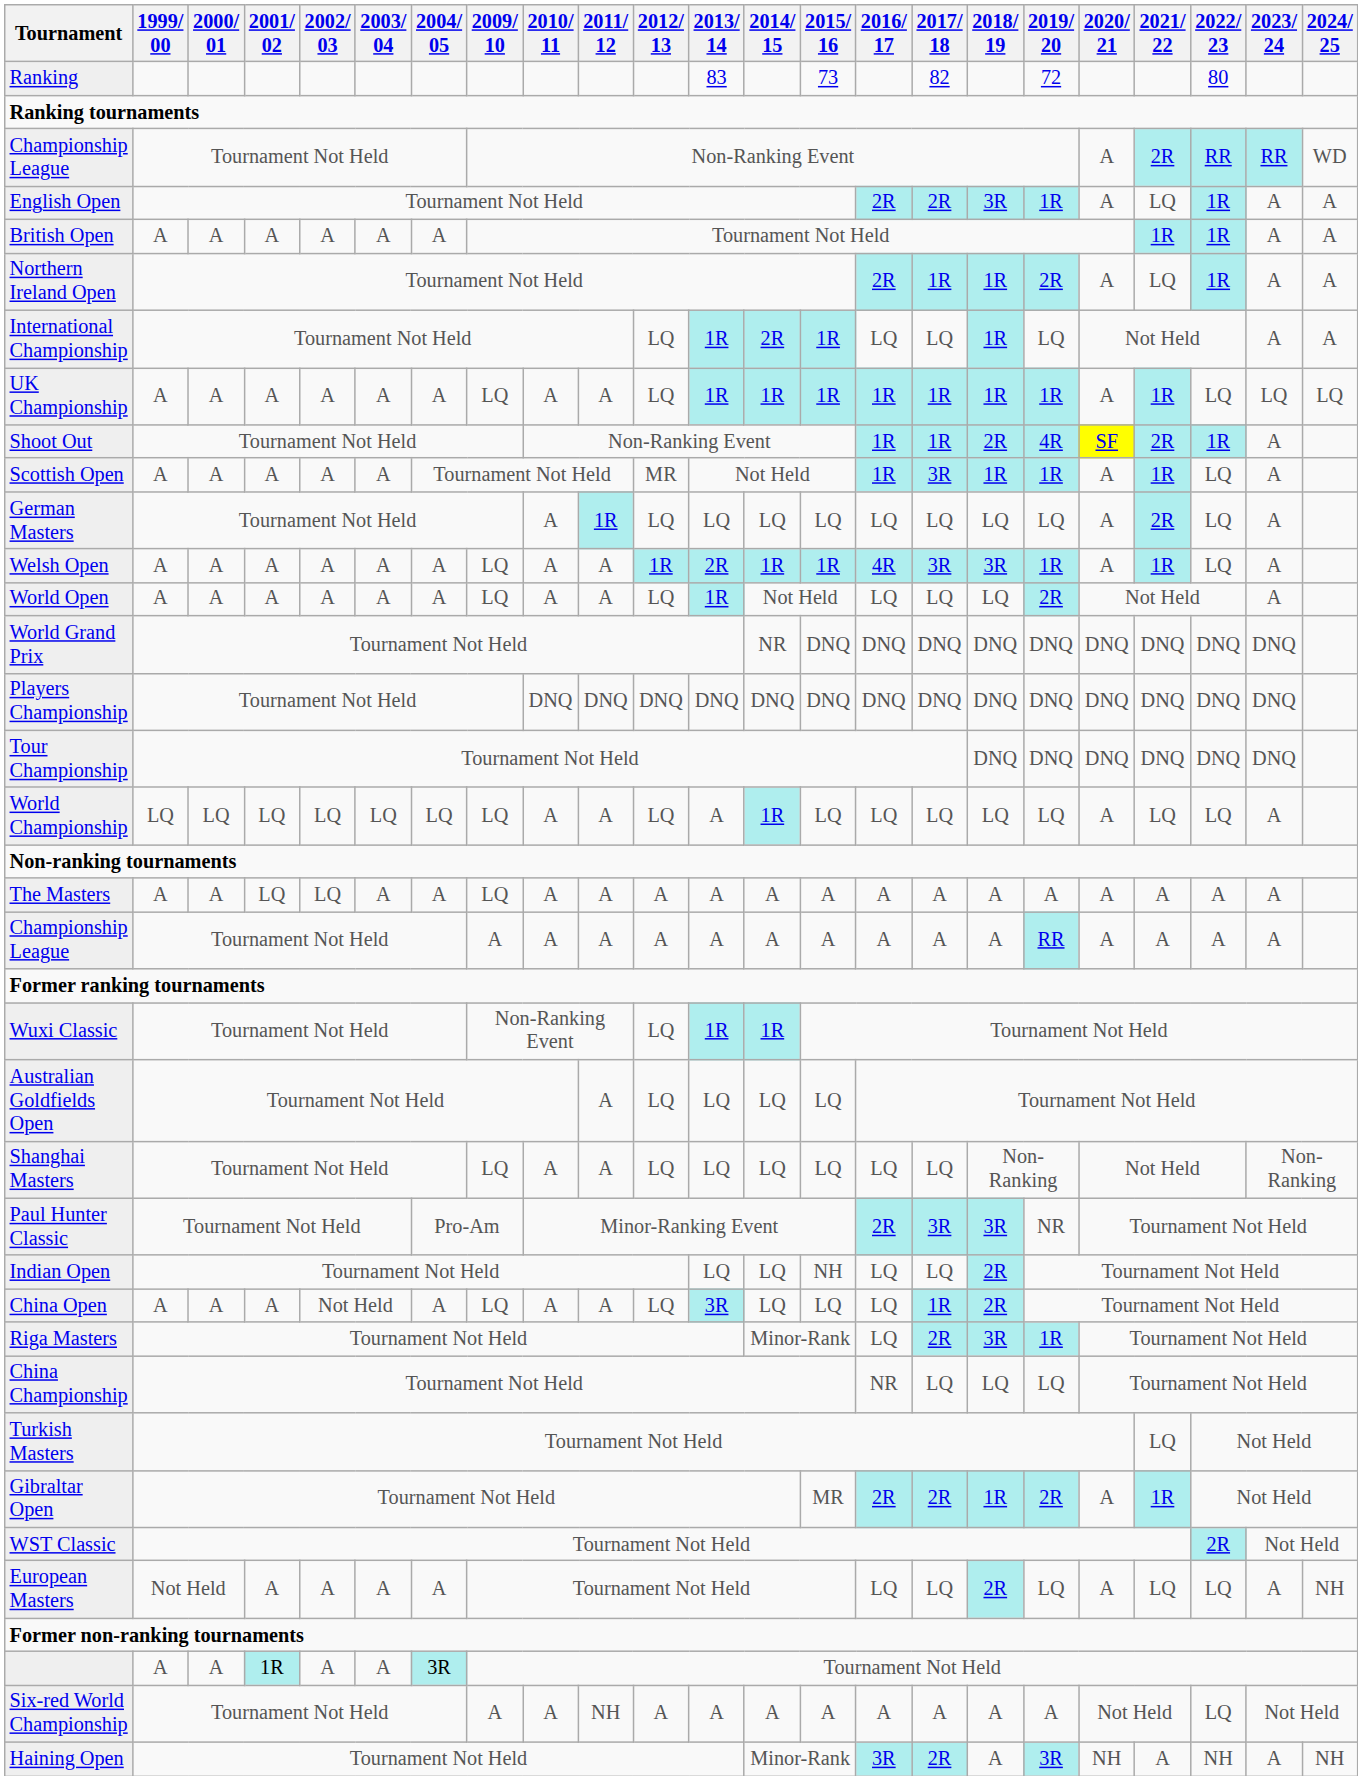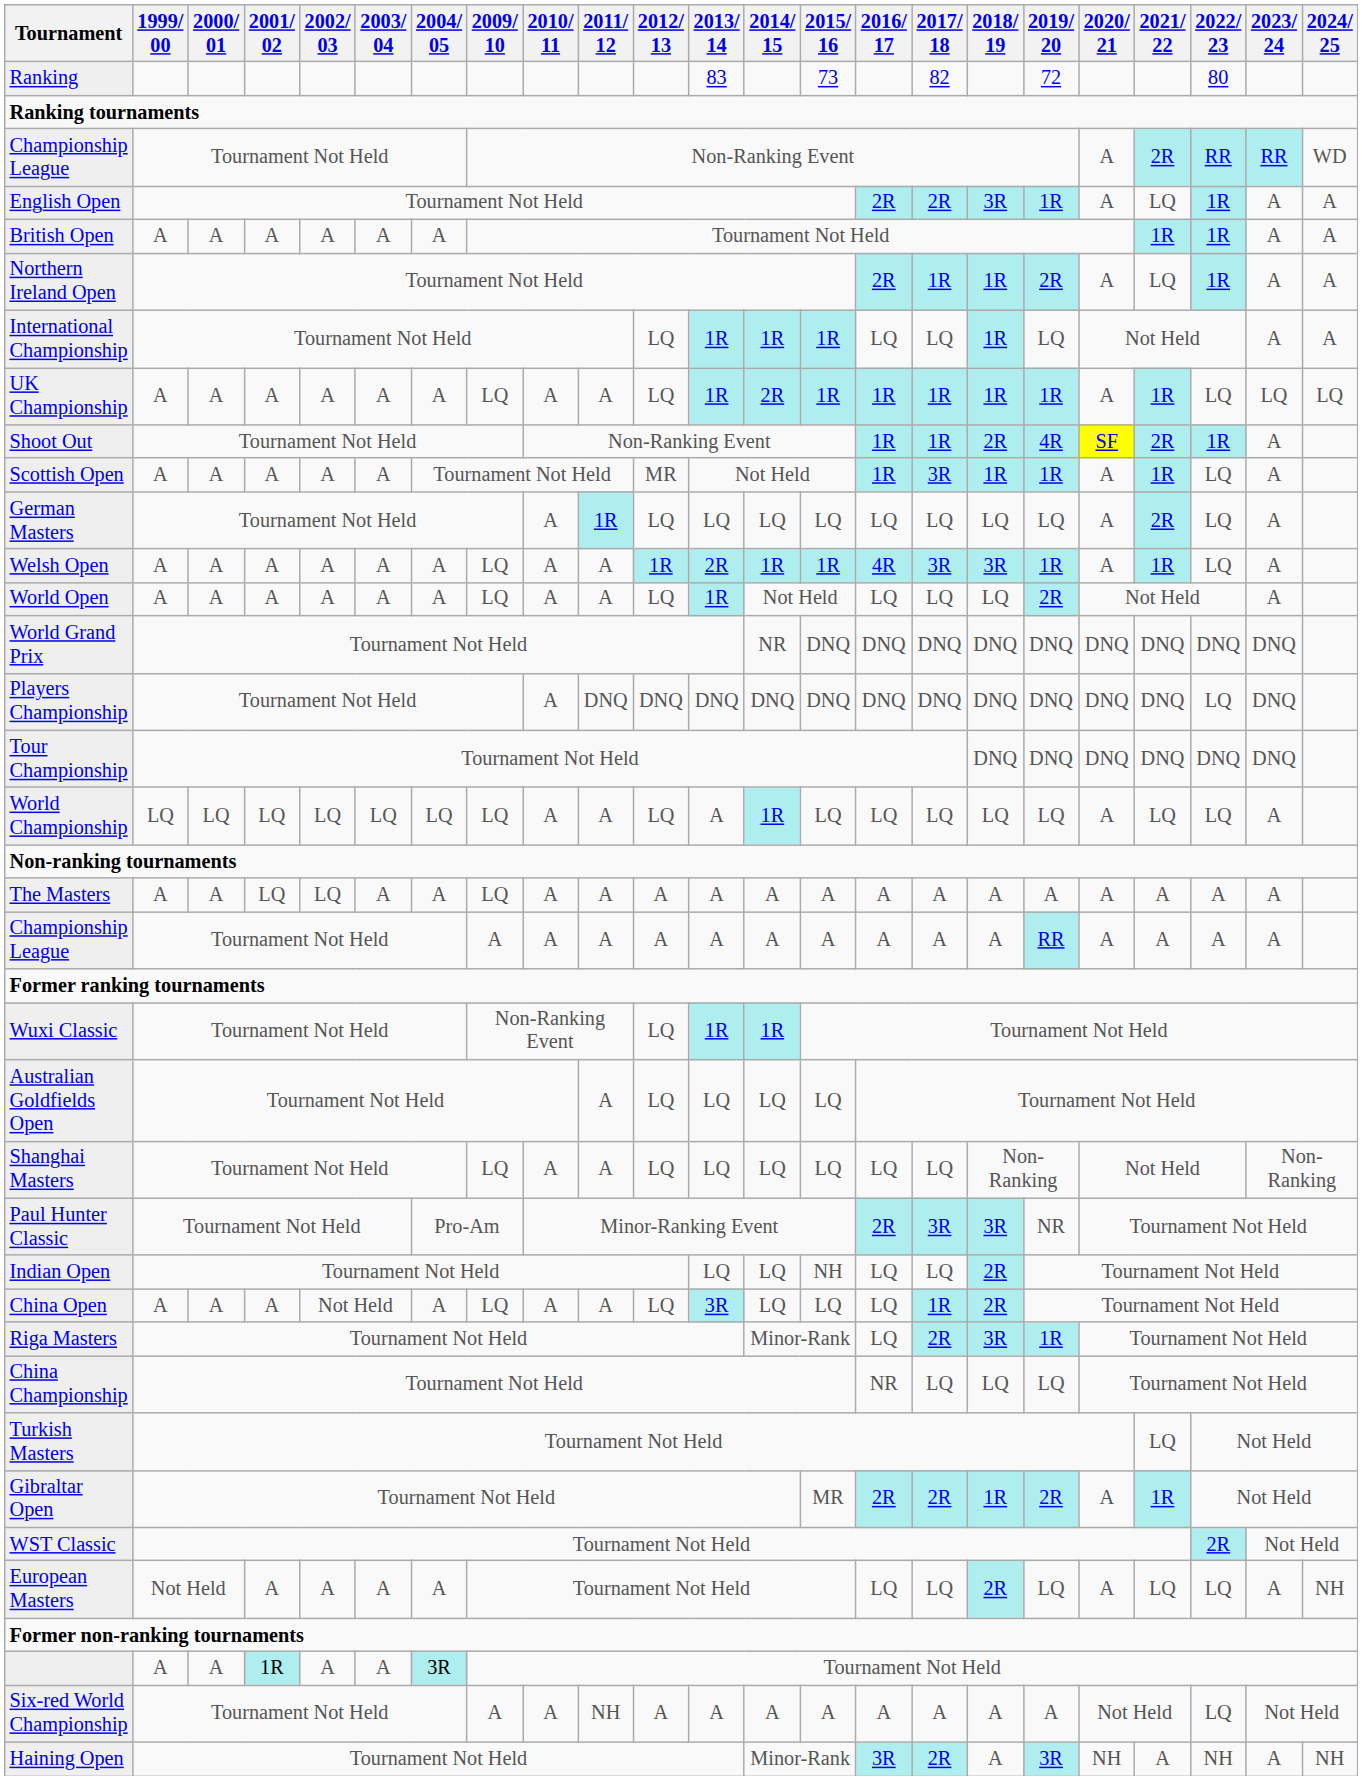(772, 338) 2R -> (772, 338) 1R
(772, 395) 1R -> (772, 395) 2R
(551, 701) DNQ -> (551, 701) A
(1218, 701) DNQ -> (1218, 701) LQ
